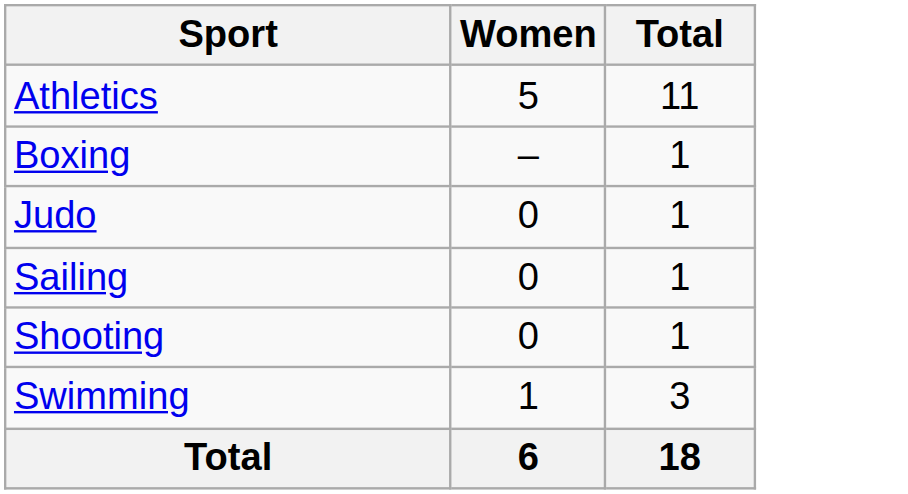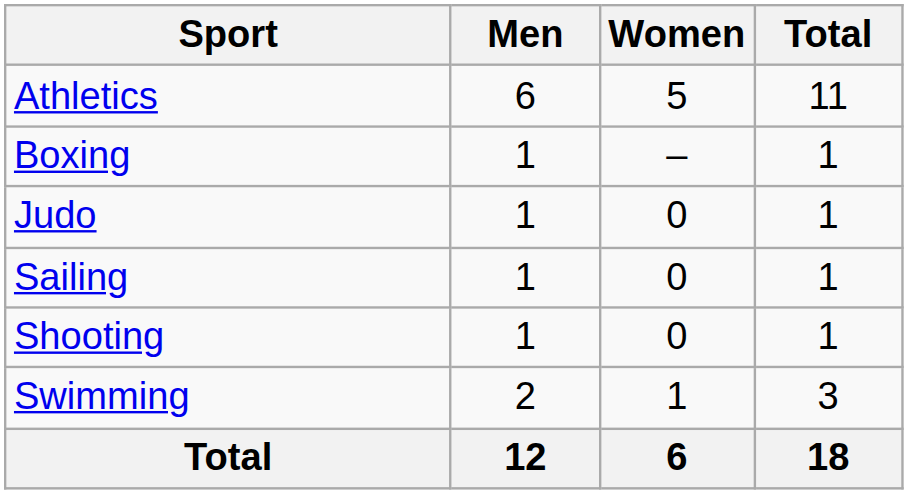+ column: (525, 34)
